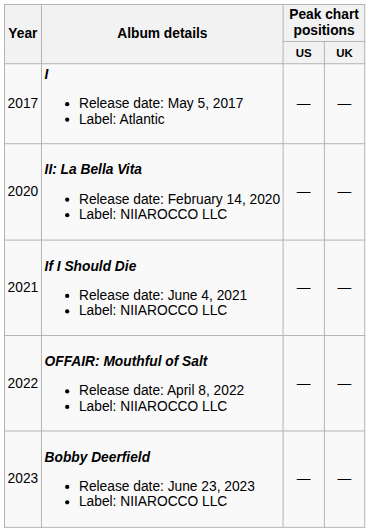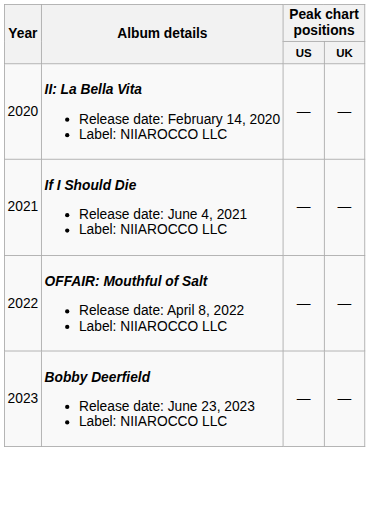- row: (162, 97)
